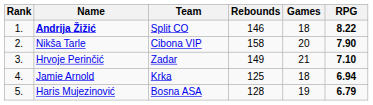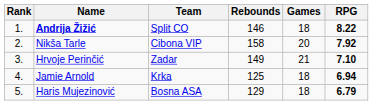(346, 44) 7.90 -> (346, 44) 7.92
(256, 92) 128 -> (256, 92) 129
(304, 92) 19 -> (304, 92) 18
